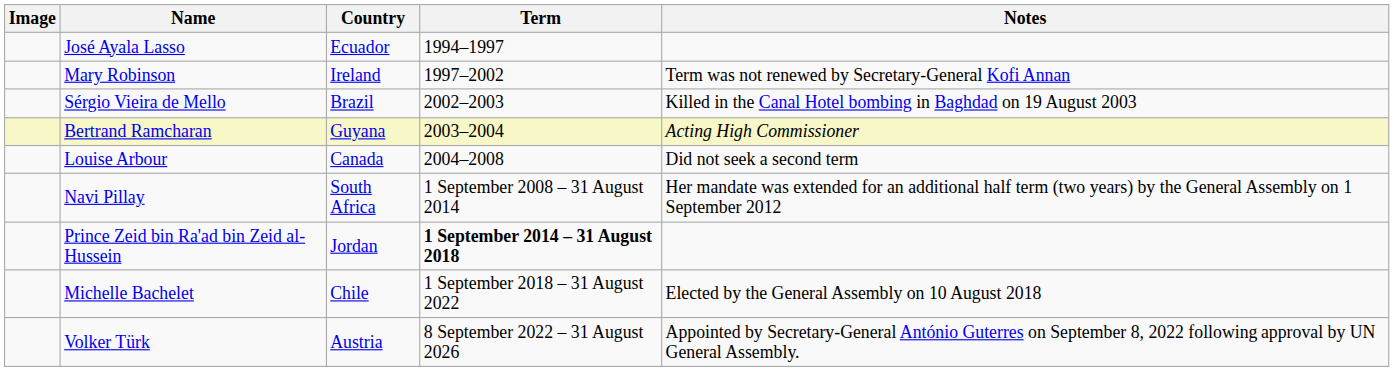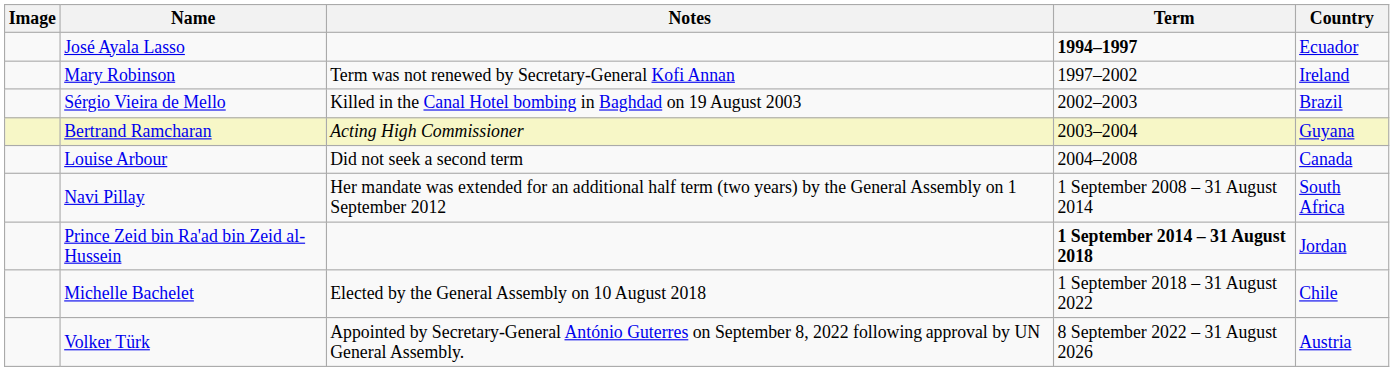columns swapped: (373, 18) <-> (1025, 18)
(464, 46) normal -> (1097, 46) bold
